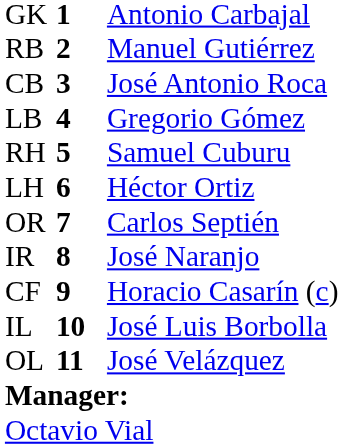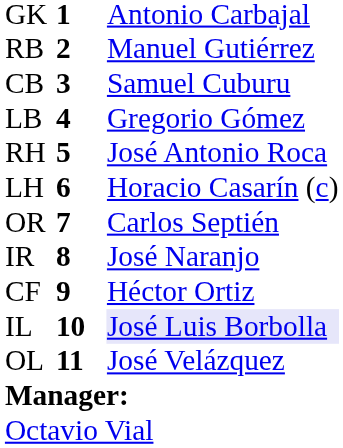(217, 83) José Antonio Roca -> (199, 83) Samuel Cuburu
(199, 152) Samuel Cuburu -> (217, 152) José Antonio Roca
(181, 187) Héctor Ortiz -> (223, 187) Horacio Casarín (c)
(223, 291) Horacio Casarín (c) -> (181, 291) Héctor Ortiz
(217, 325) no background -> (217, 325) lavender background
